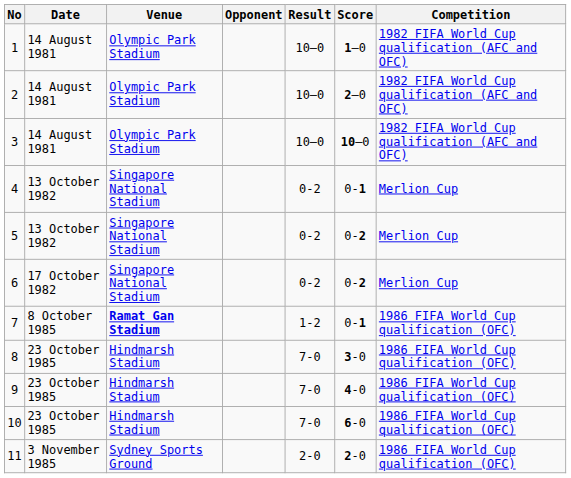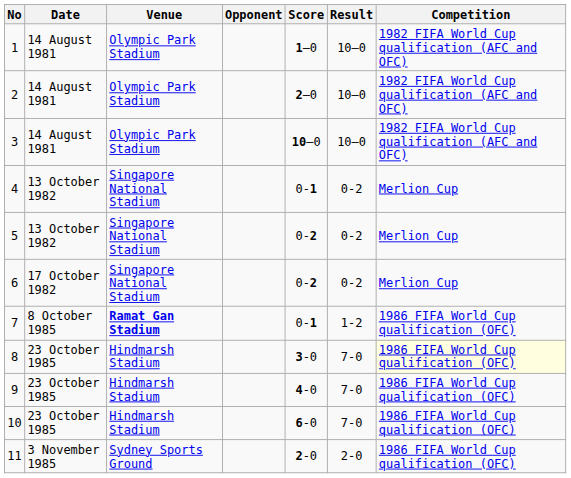columns swapped: (355, 14) <-> (310, 14)
(447, 356) no background -> (447, 356) lightyellow background
